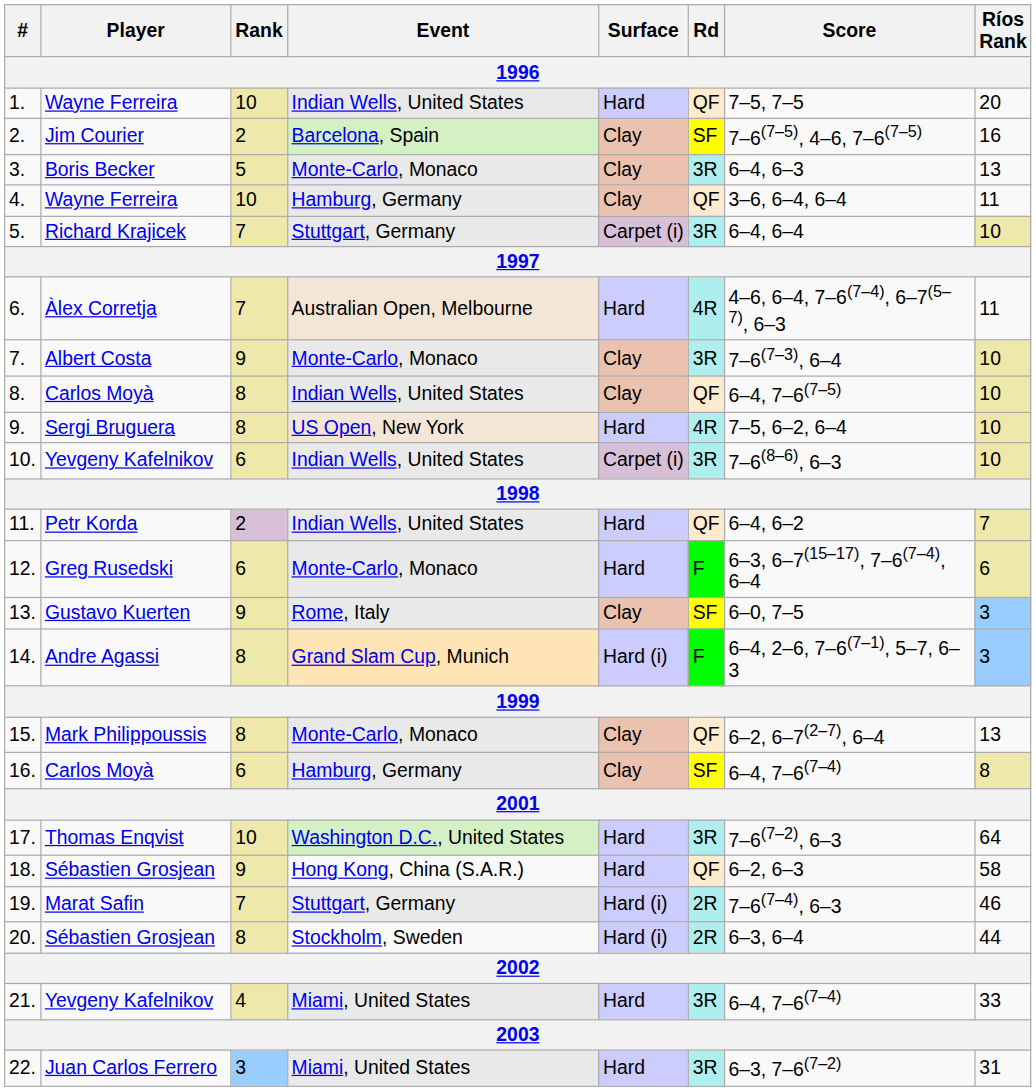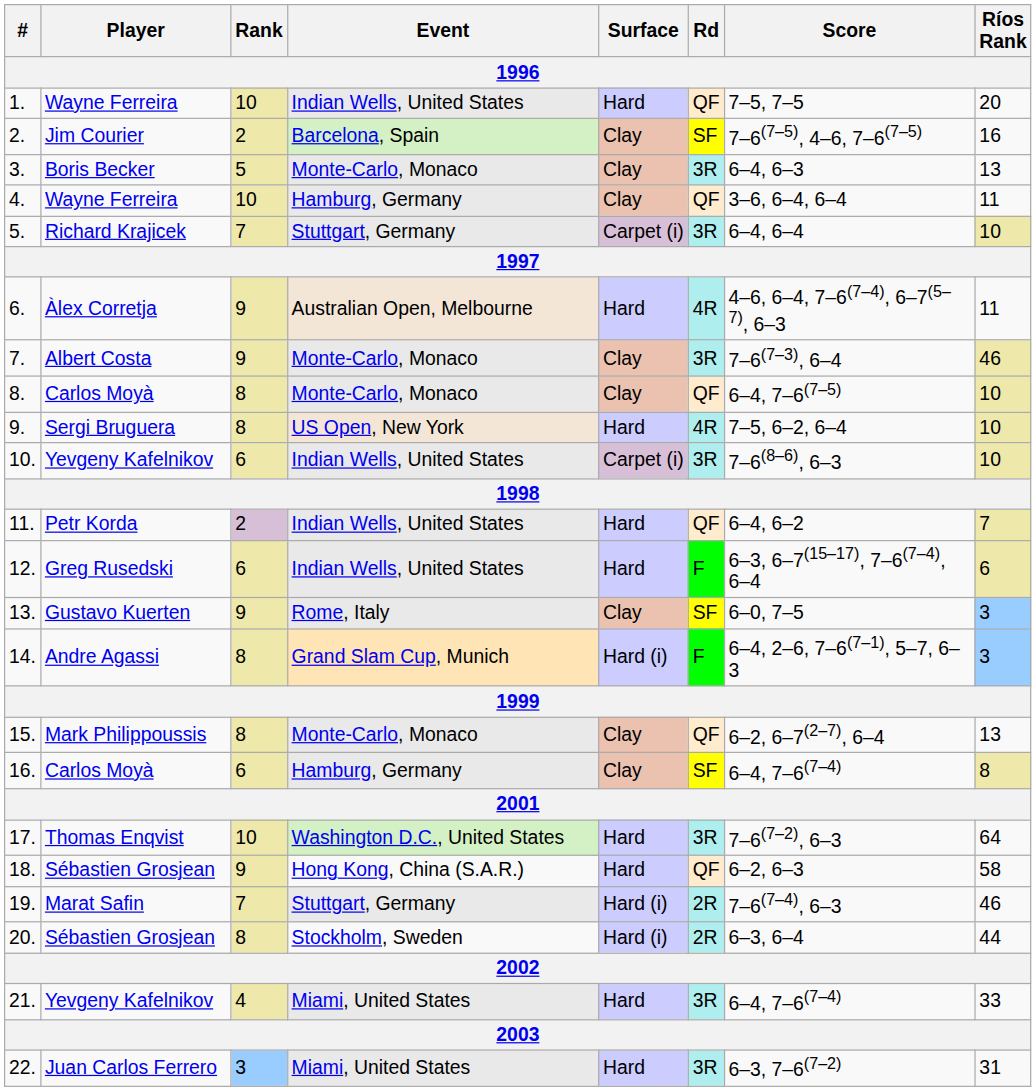(241, 308) 7 -> (241, 308) 9
(990, 358) 10 -> (990, 358) 46
(408, 394) Indian Wells, United States -> (385, 394) Monte-Carlo, Monaco
(385, 568) Monte-Carlo, Monaco -> (408, 568) Indian Wells, United States
